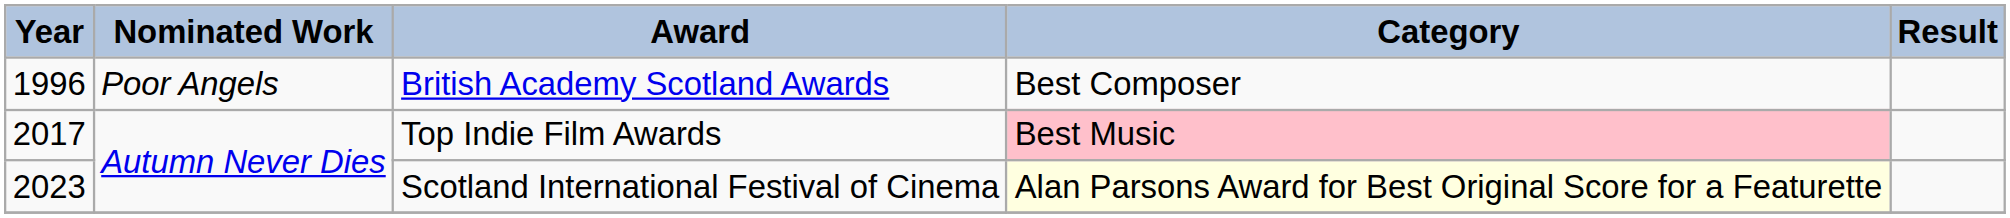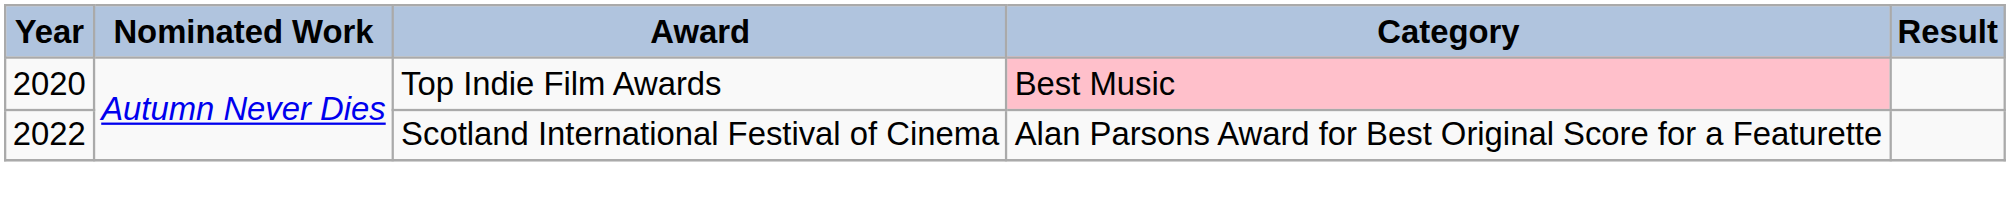- row: (645, 83)
(49, 135) 2017 -> (49, 83) 2020
(49, 187) 2023 -> (49, 135) 2022
(1448, 187) lightyellow background -> (1448, 135) no background
